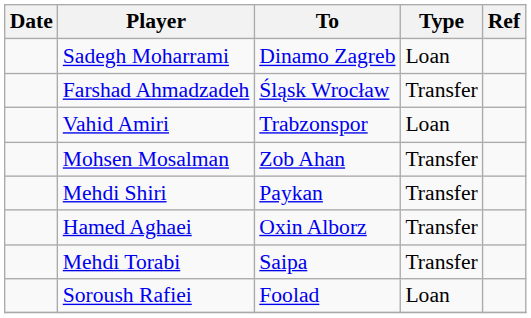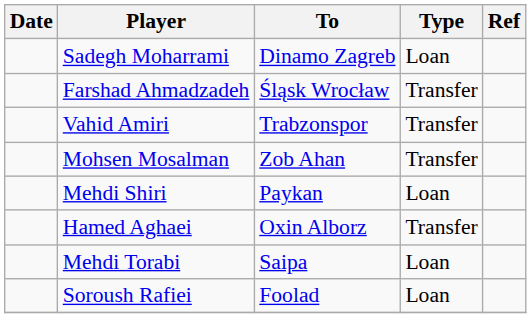(428, 124) Loan -> (442, 124) Transfer
(442, 192) Transfer -> (428, 192) Loan
(442, 261) Transfer -> (428, 261) Loan
